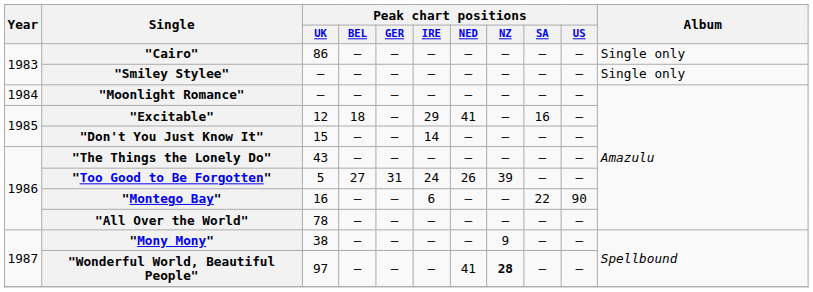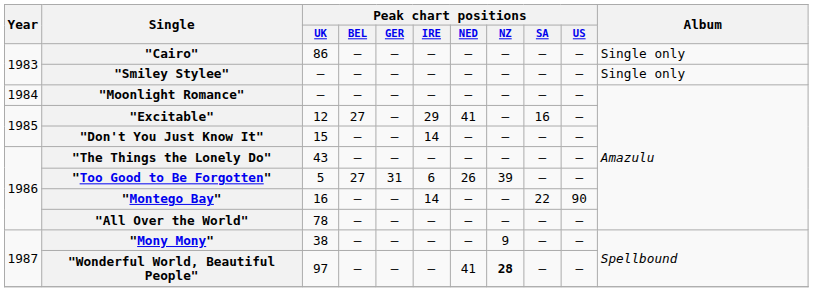(358, 116) 18 -> (358, 116) 27
(431, 178) 24 -> (431, 178) 6
(431, 199) 6 -> (431, 199) 14
